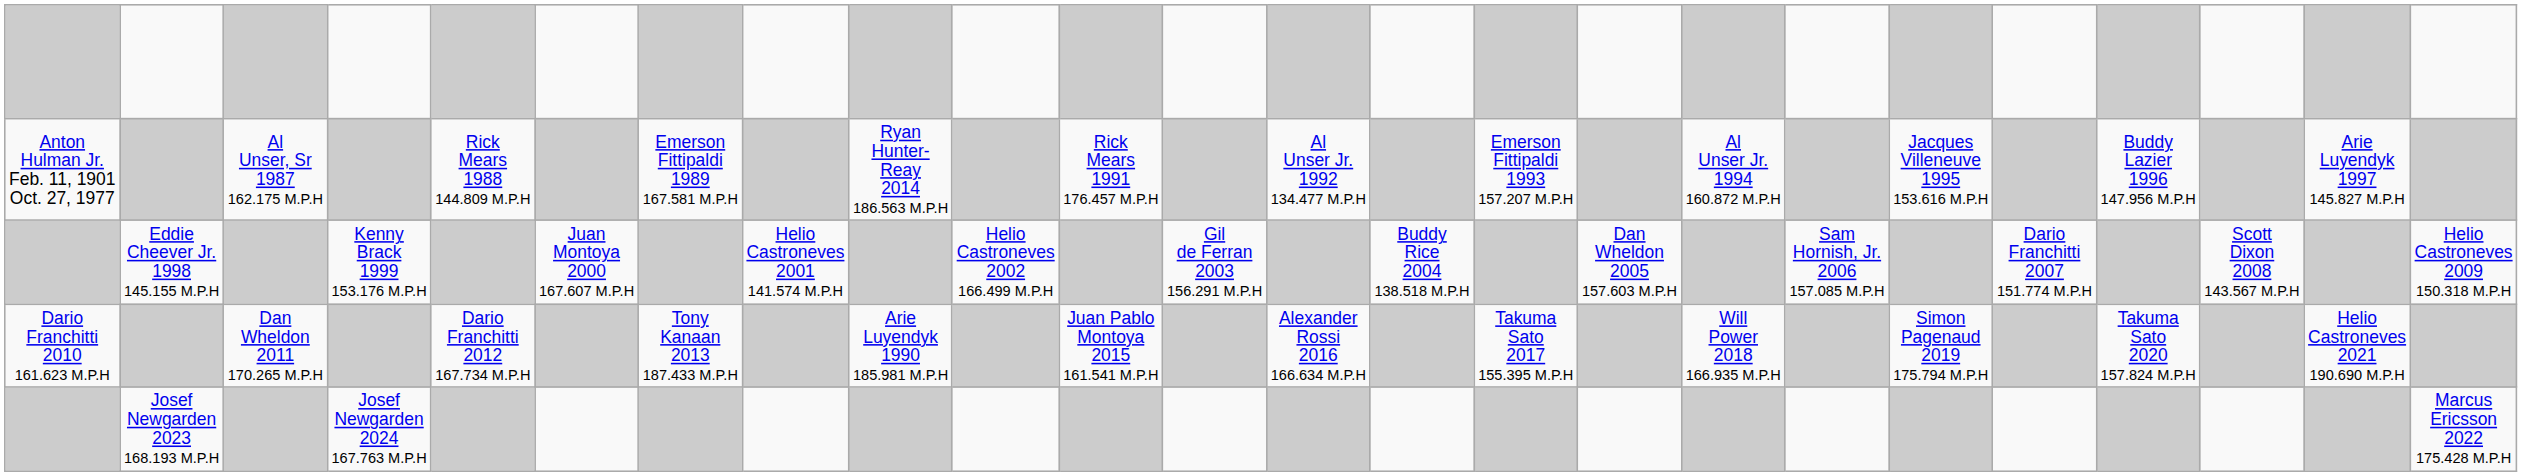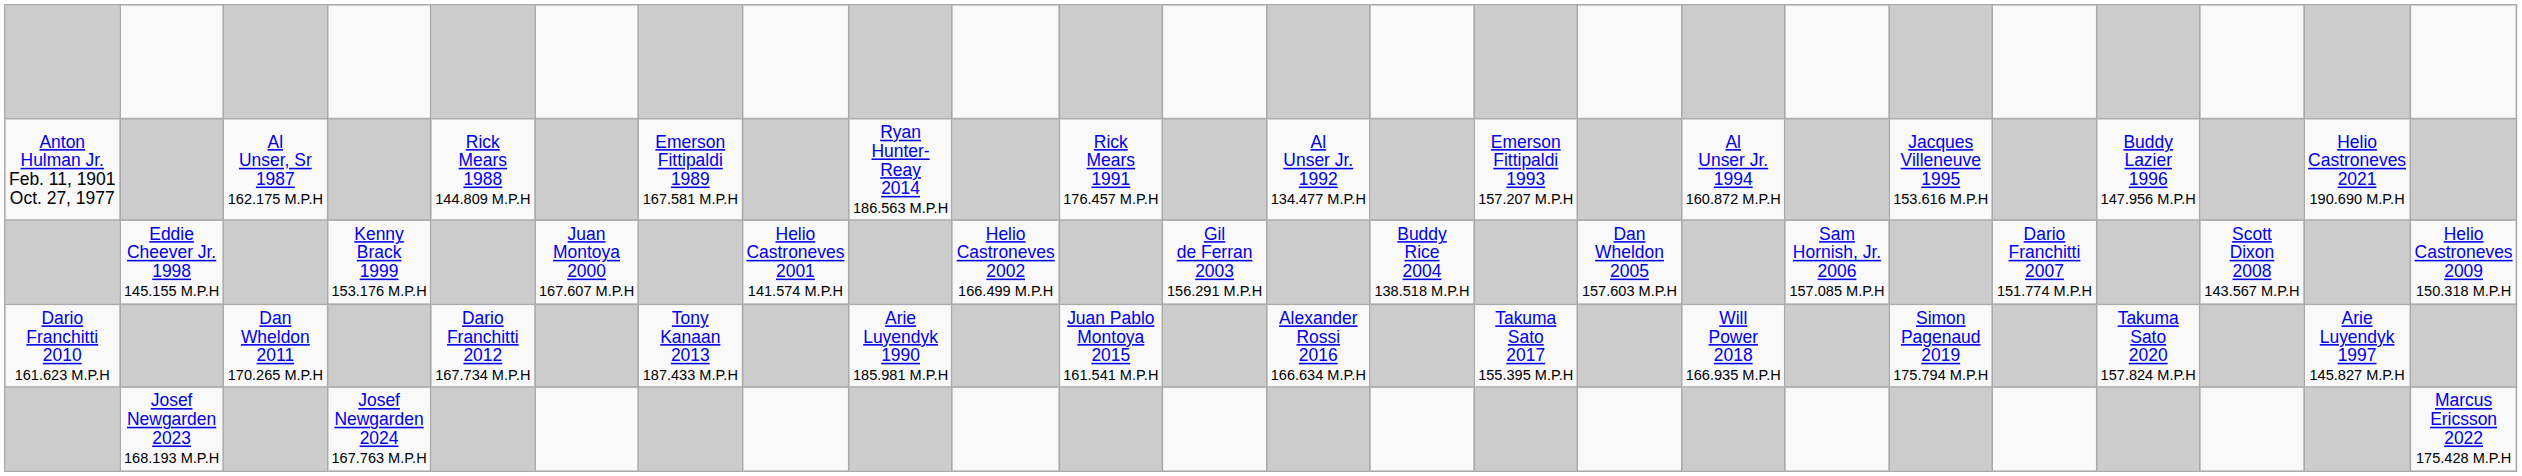(2357, 169) Arie Luyendyk 1997 145.827 M.P.H -> (2357, 169) Helio Castroneves 2021 190.690 M.P.H
(2357, 346) Helio Castroneves 2021 190.690 M.P.H -> (2357, 346) Arie Luyendyk 1997 145.827 M.P.H
